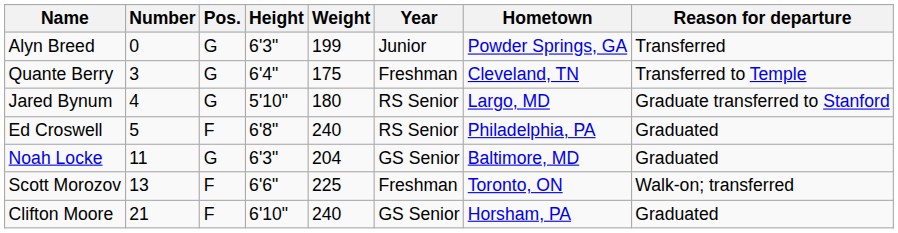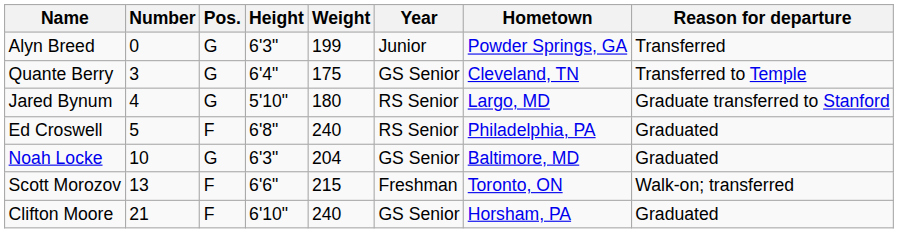(418, 74) Freshman -> (419, 74) GS Senior
(138, 158) 11 -> (139, 158) 10
(327, 185) 225 -> (327, 185) 215
